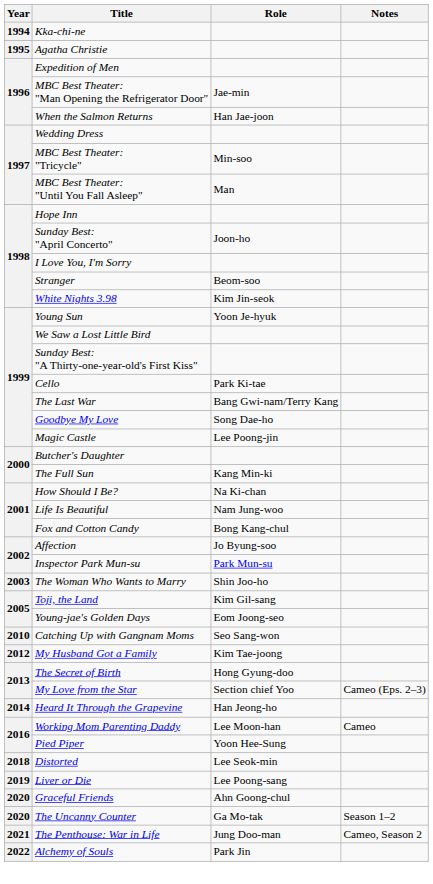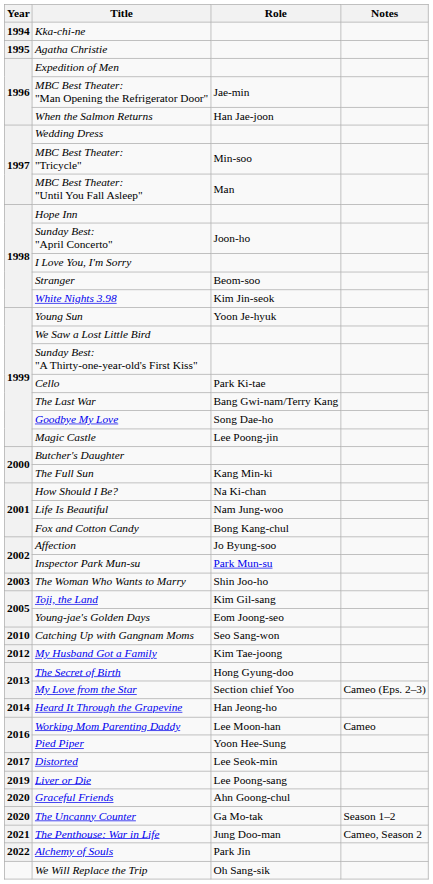(18, 762) 2018 -> (18, 762) 2017
+ row: (91, 870)
